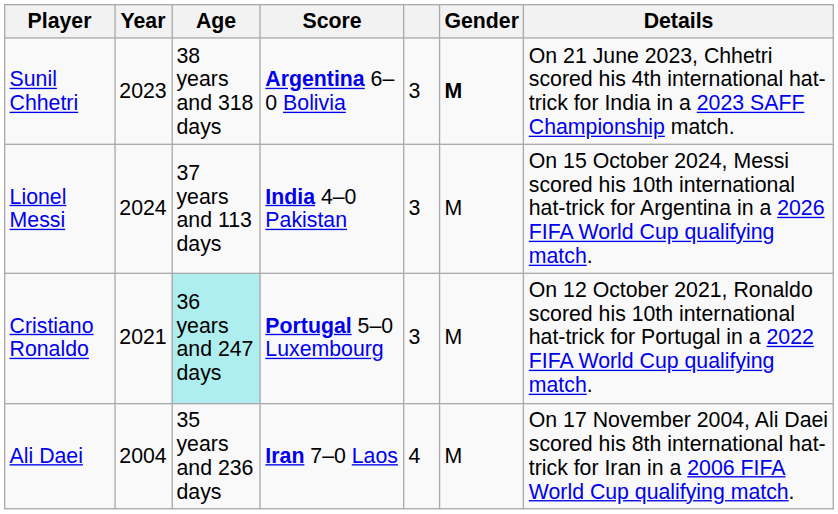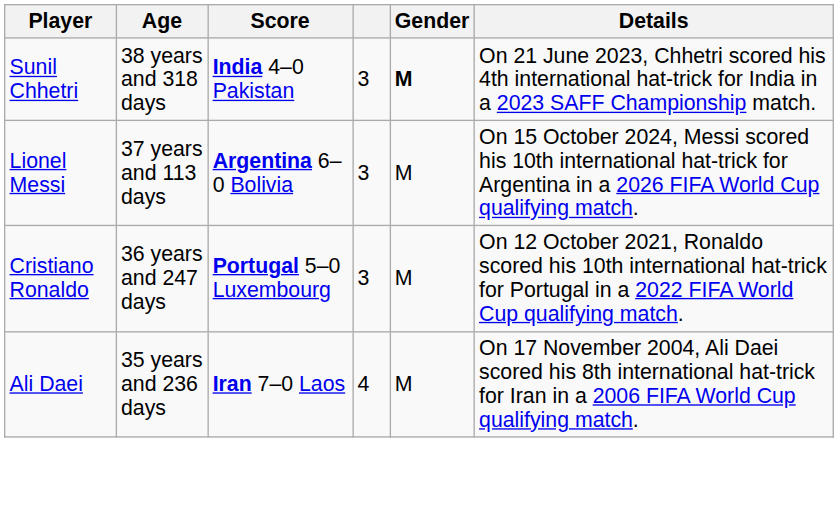- column: (143, 21)
(330, 91) Argentina 6–0 Bolivia -> (258, 79) India 4–0 Pakistan
(311, 208) India 4–0 Pakistan -> (277, 172) Argentina 6–0 Bolivia
(215, 338) paleturquoise background -> (162, 278) no background
